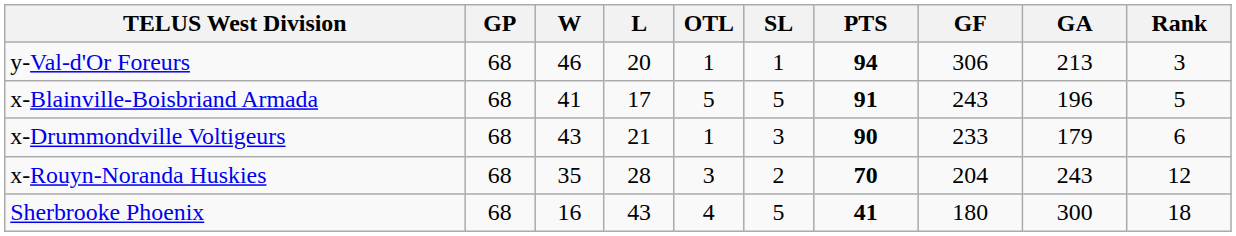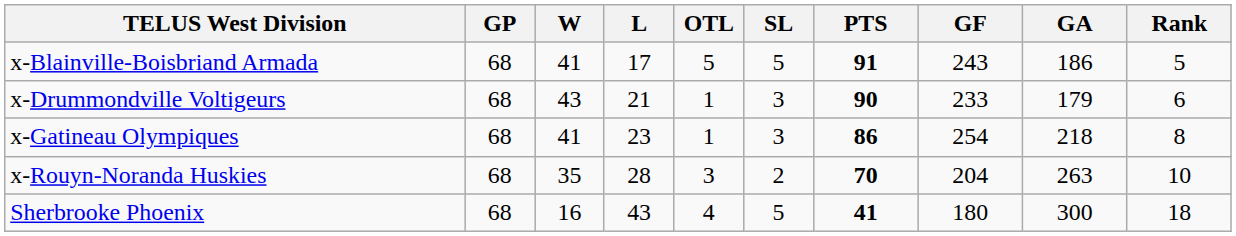- row: (100, 61)
(1075, 99) 196 -> (1075, 61) 186
+ row: (124, 136)
(1075, 174) 243 -> (1075, 174) 263
(1179, 174) 12 -> (1179, 174) 10
